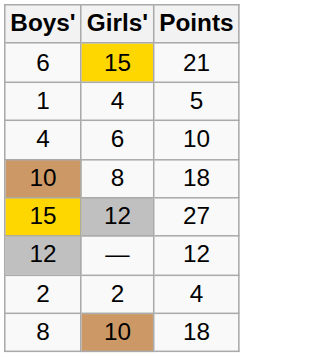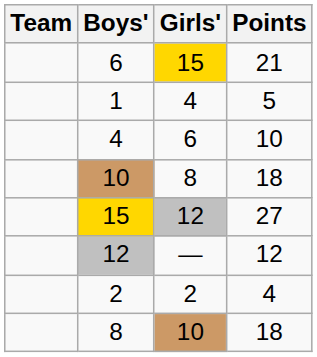+ column: (41, 23)
